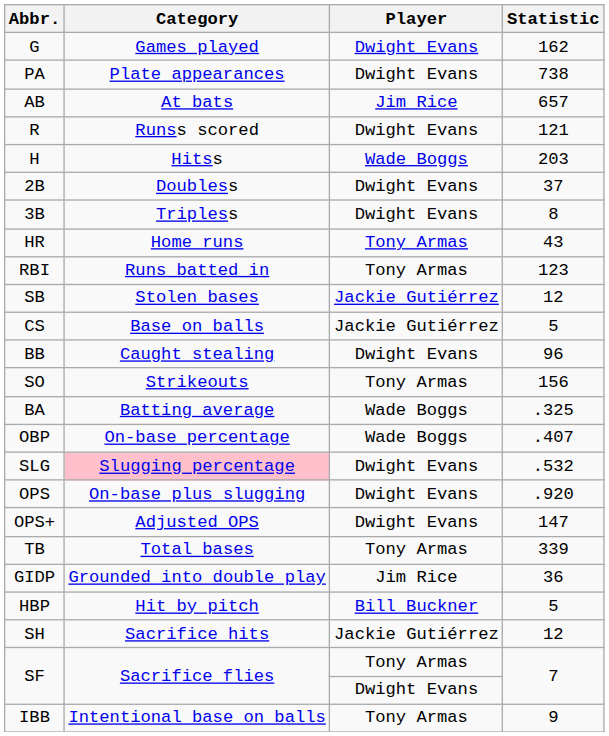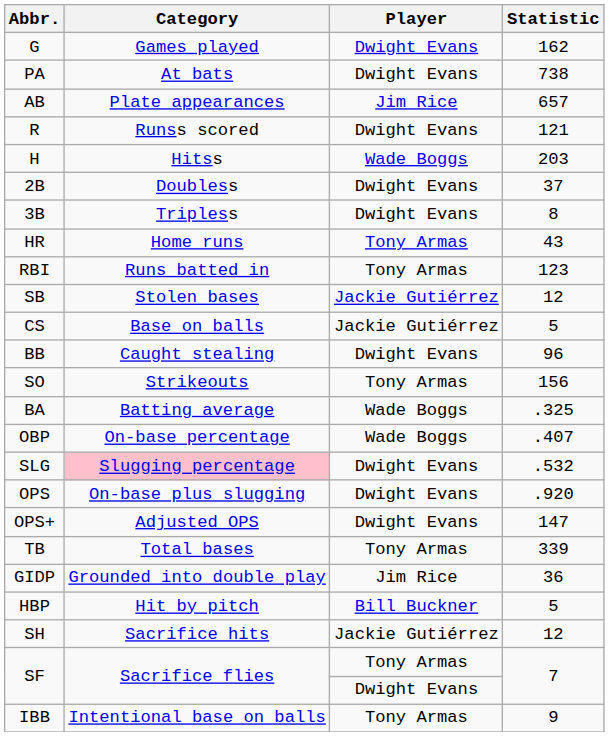(197, 75) Plate appearances -> (197, 75) At bats
(197, 103) At bats -> (197, 103) Plate appearances
